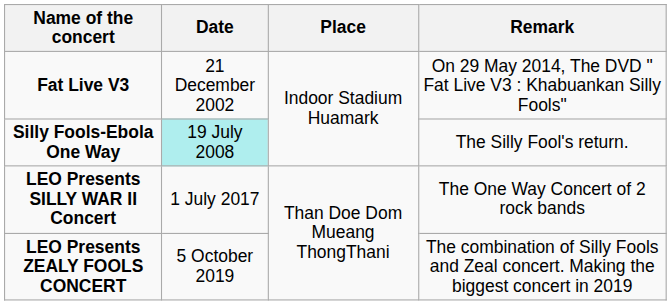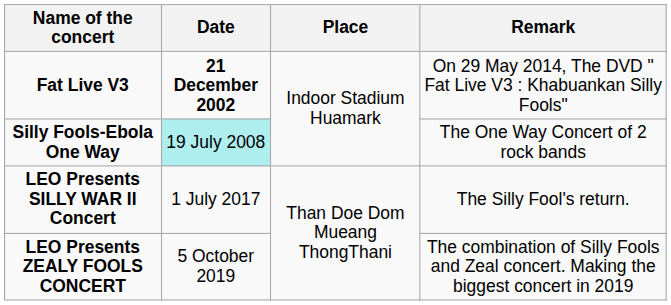(215, 85) normal -> (216, 85) bold
(542, 142) The Silly Fool's return. -> (543, 142) The One Way Concert of 2 rock bands
(542, 199) The One Way Concert of 2 rock bands -> (543, 199) The Silly Fool's return.
